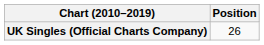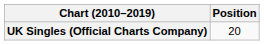(235, 31) 26 -> (235, 31) 20
